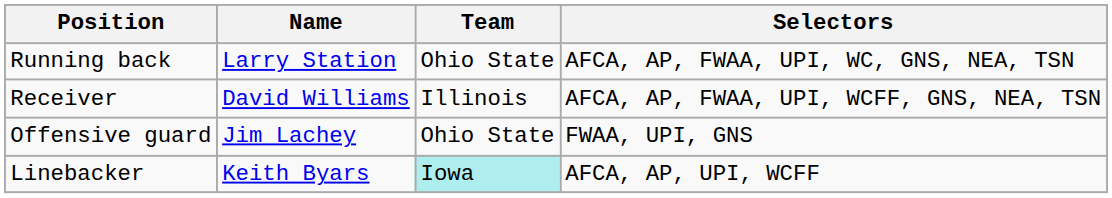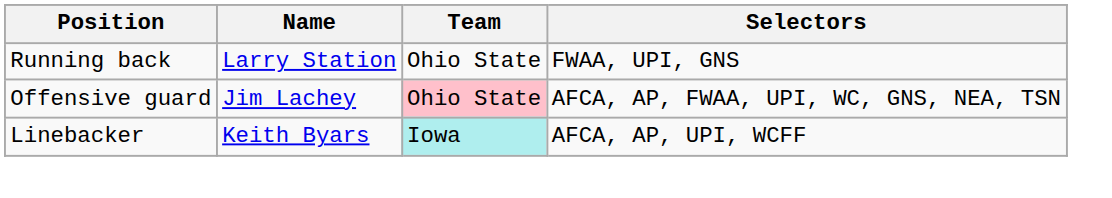(820, 61) AFCA, AP, FWAA, UPI, WC, GNS, NEA, TSN -> (646, 61) FWAA, UPI, GNS
- row: (64, 99)
(487, 136) no background -> (474, 99) pink background
(659, 136) FWAA, UPI, GNS -> (806, 99) AFCA, AP, FWAA, UPI, WC, GNS, NEA, TSN
